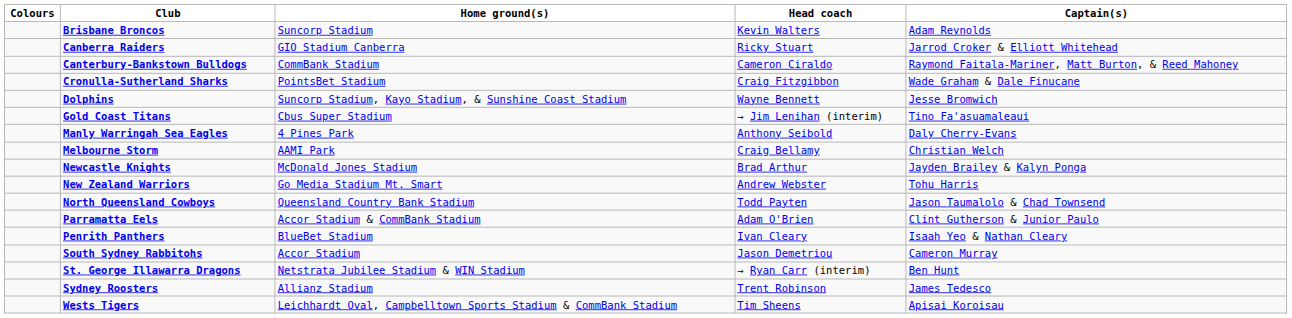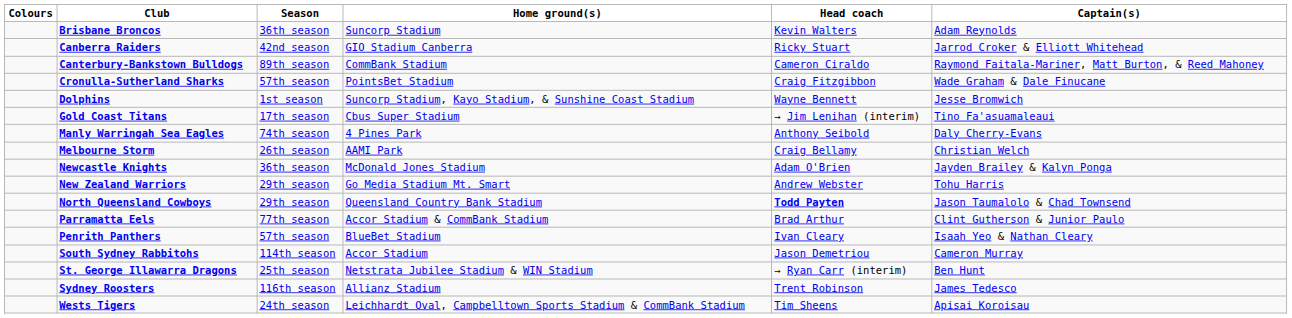+ column: (300, 13)
(772, 167) Brad Arthur -> (812, 167) Adam O'Brien
(772, 202) normal -> (809, 202) bold
(775, 219) Adam O'Brien -> (809, 219) Brad Arthur
